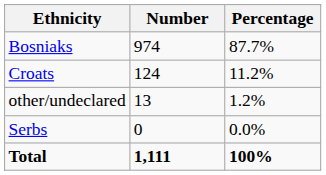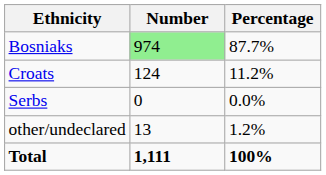(147, 45) no background -> (147, 45) lightgreen background
rows swapped: (28, 128) <-> (67, 101)
